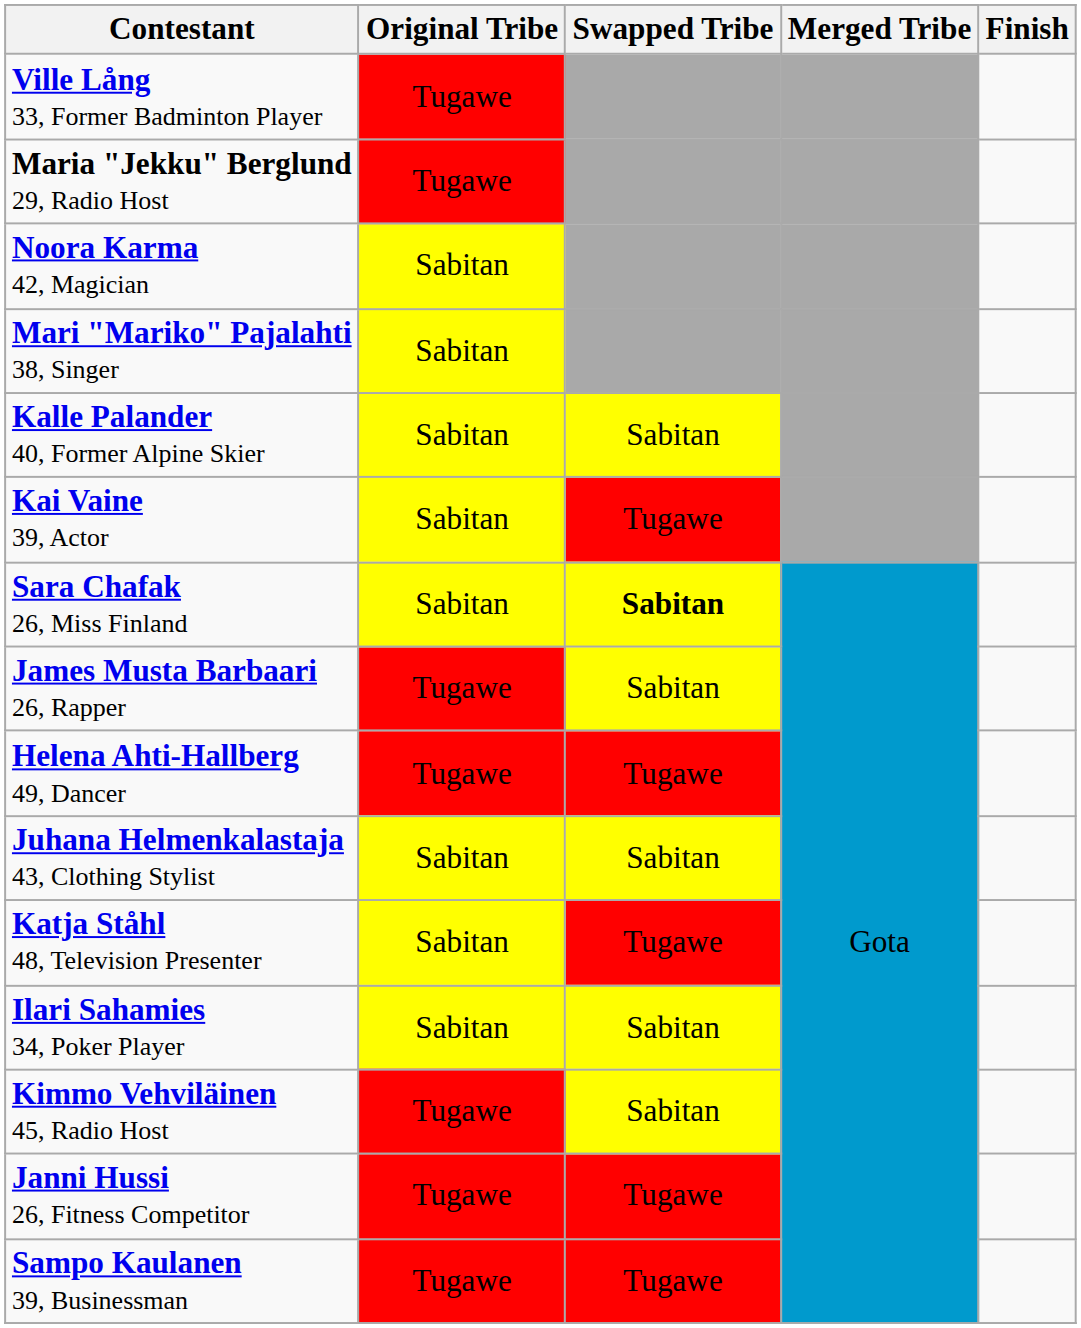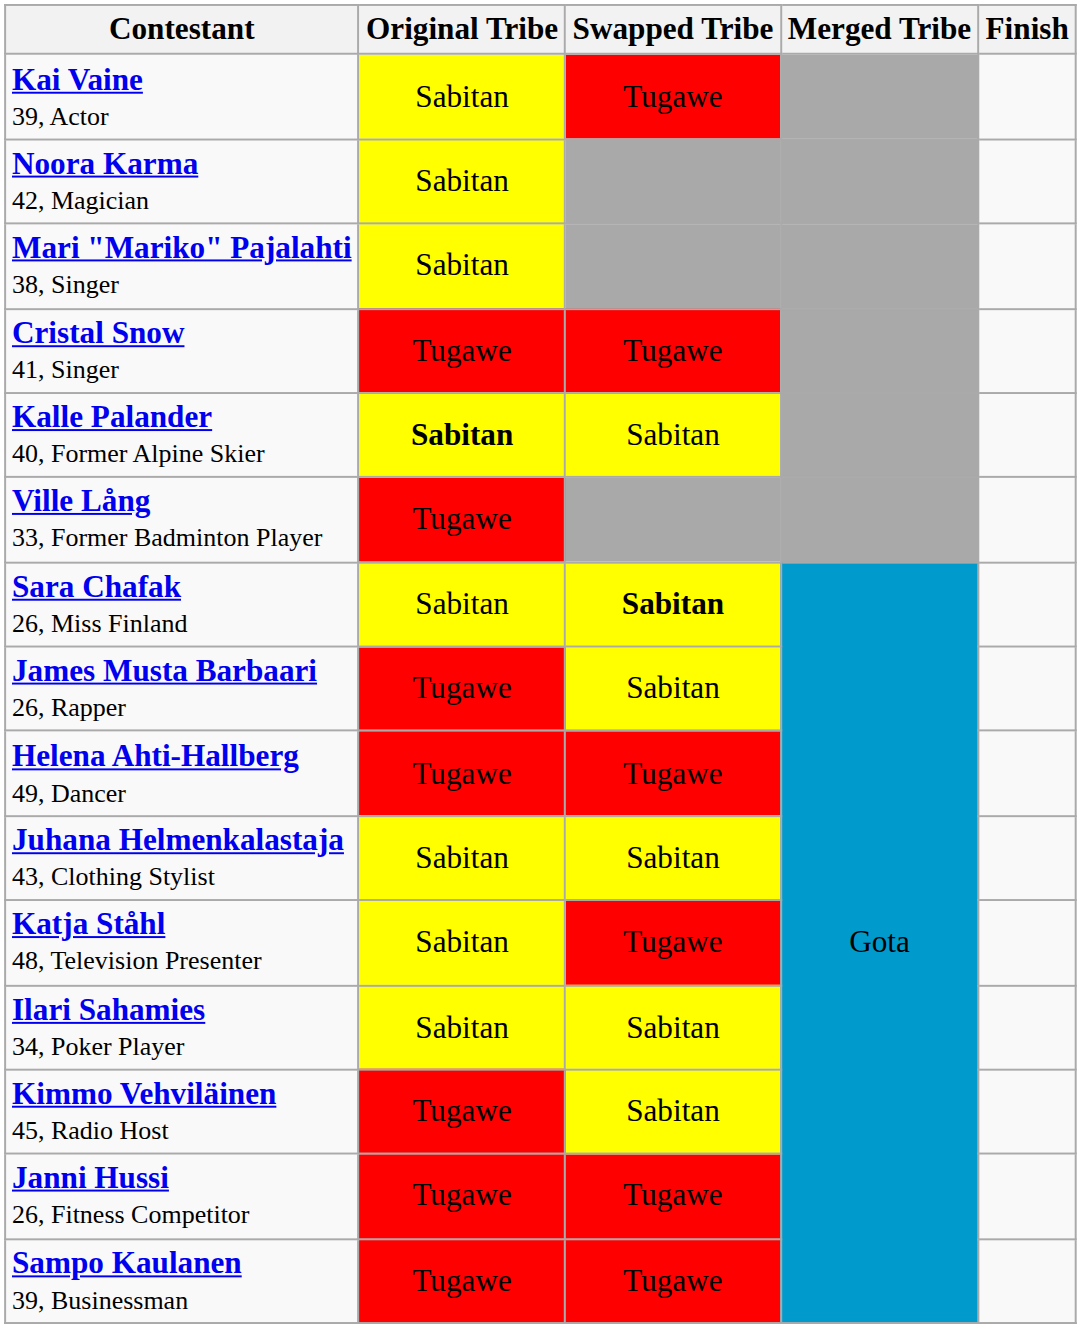rows swapped: (167, 96) <-> (77, 519)
- row: (182, 180)
+ row: (98, 350)
(462, 434) normal -> (462, 434) bold
